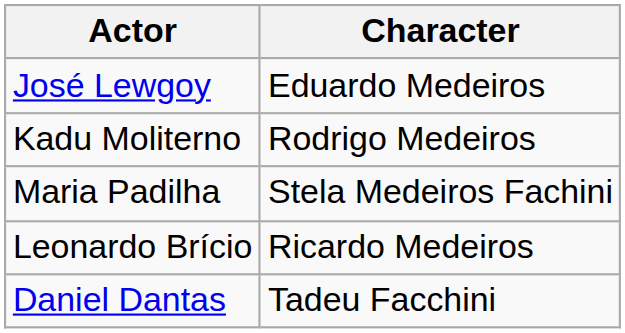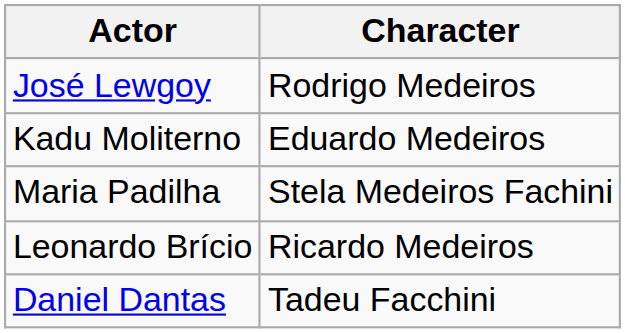(407, 85) Eduardo Medeiros -> (402, 85) Rodrigo Medeiros
(402, 138) Rodrigo Medeiros -> (407, 138) Eduardo Medeiros
